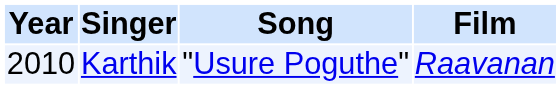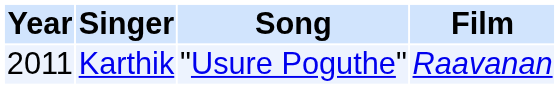(41, 63) 2010 -> (40, 63) 2011
